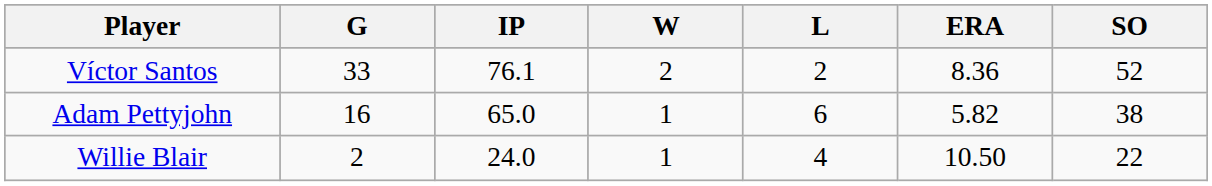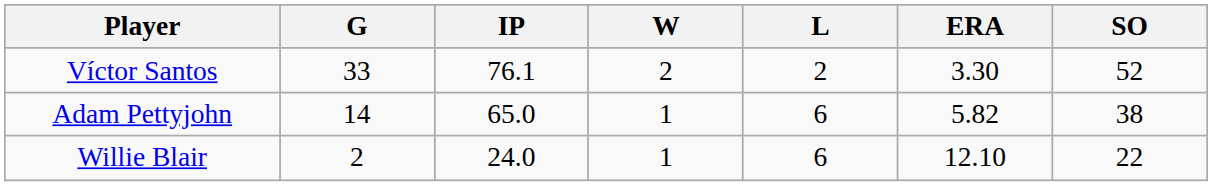(975, 69) 8.36 -> (975, 69) 3.30
(357, 113) 16 -> (357, 113) 14
(820, 157) 4 -> (820, 157) 6
(975, 157) 10.50 -> (975, 157) 12.10
